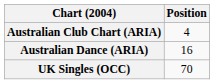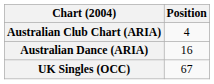(187, 69) 70 -> (187, 69) 67
